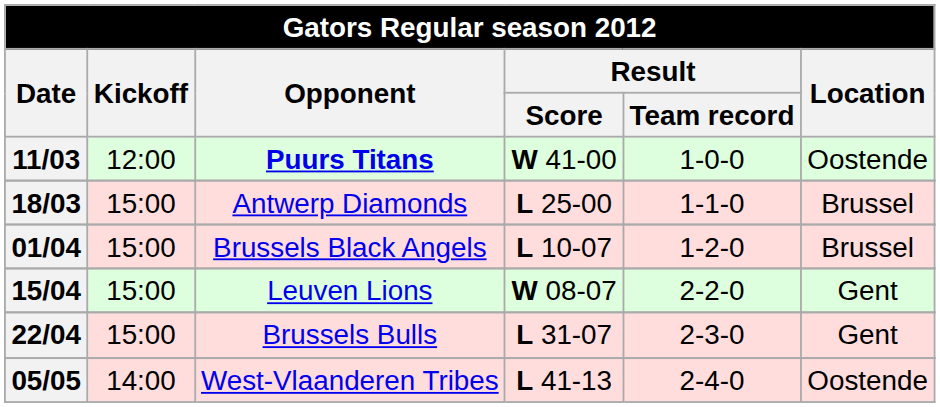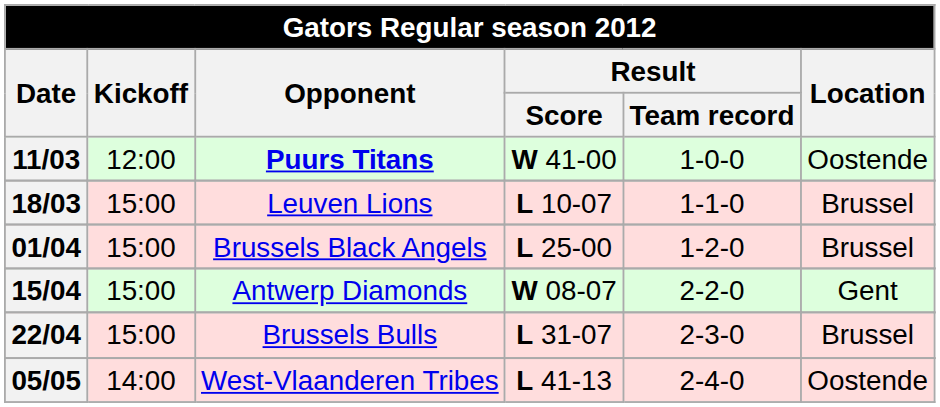(350, 203) Antwerp Diamonds -> (350, 203) Leuven Lions
(564, 203) L 25-00 -> (564, 203) L 10-07
(564, 247) L 10-07 -> (564, 247) L 25-00
(350, 291) Leuven Lions -> (350, 291) Antwerp Diamonds
(868, 335) Gent -> (868, 335) Brussel
